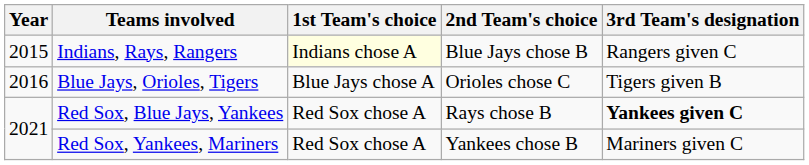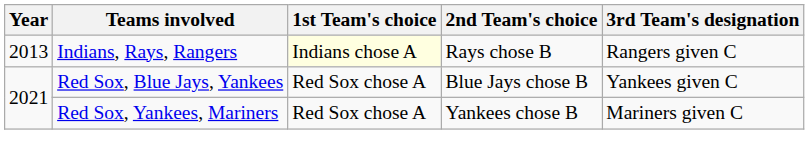(29, 50) 2015 -> (29, 50) 2013
(517, 50) Blue Jays chose B -> (499, 50) Rays chose B
- row: (158, 81)
(499, 112) Rays chose B -> (517, 81) Blue Jays chose B
(675, 112) bold -> (672, 81) normal
